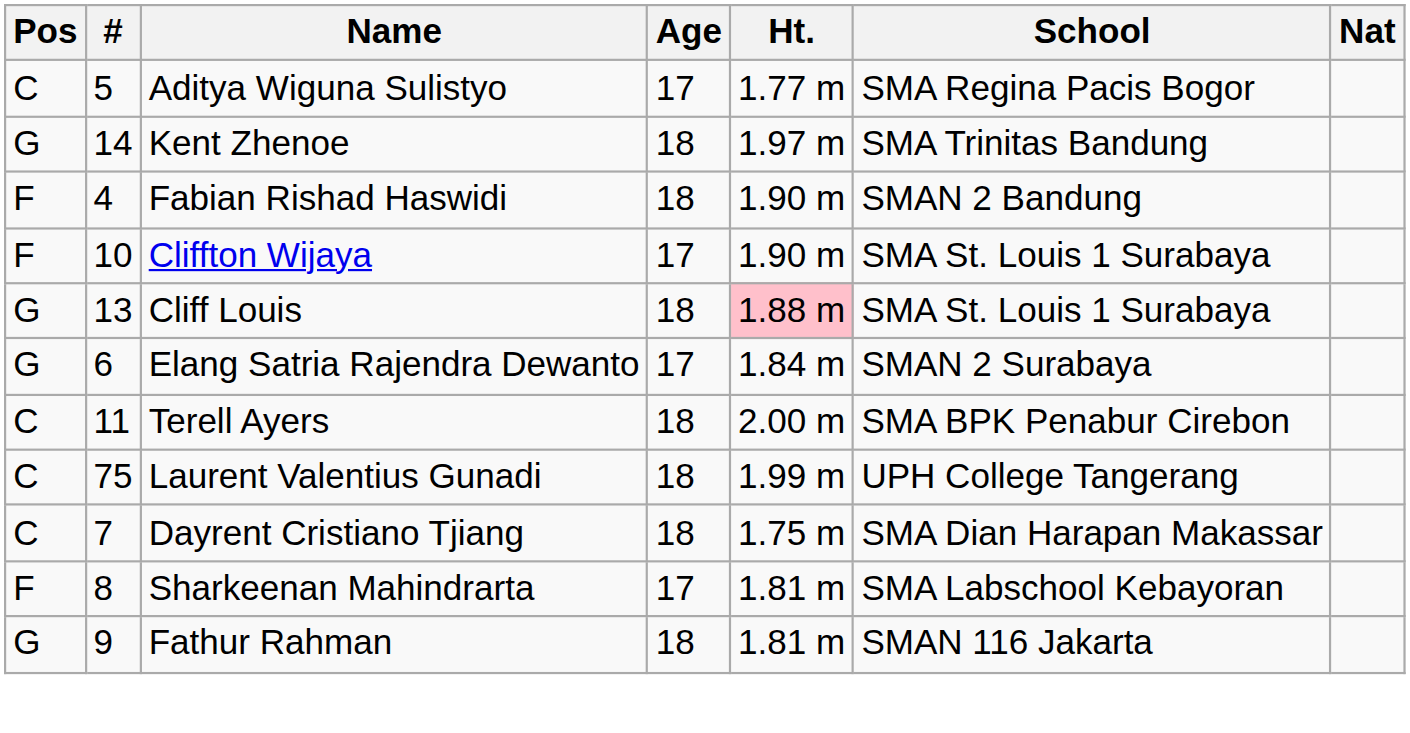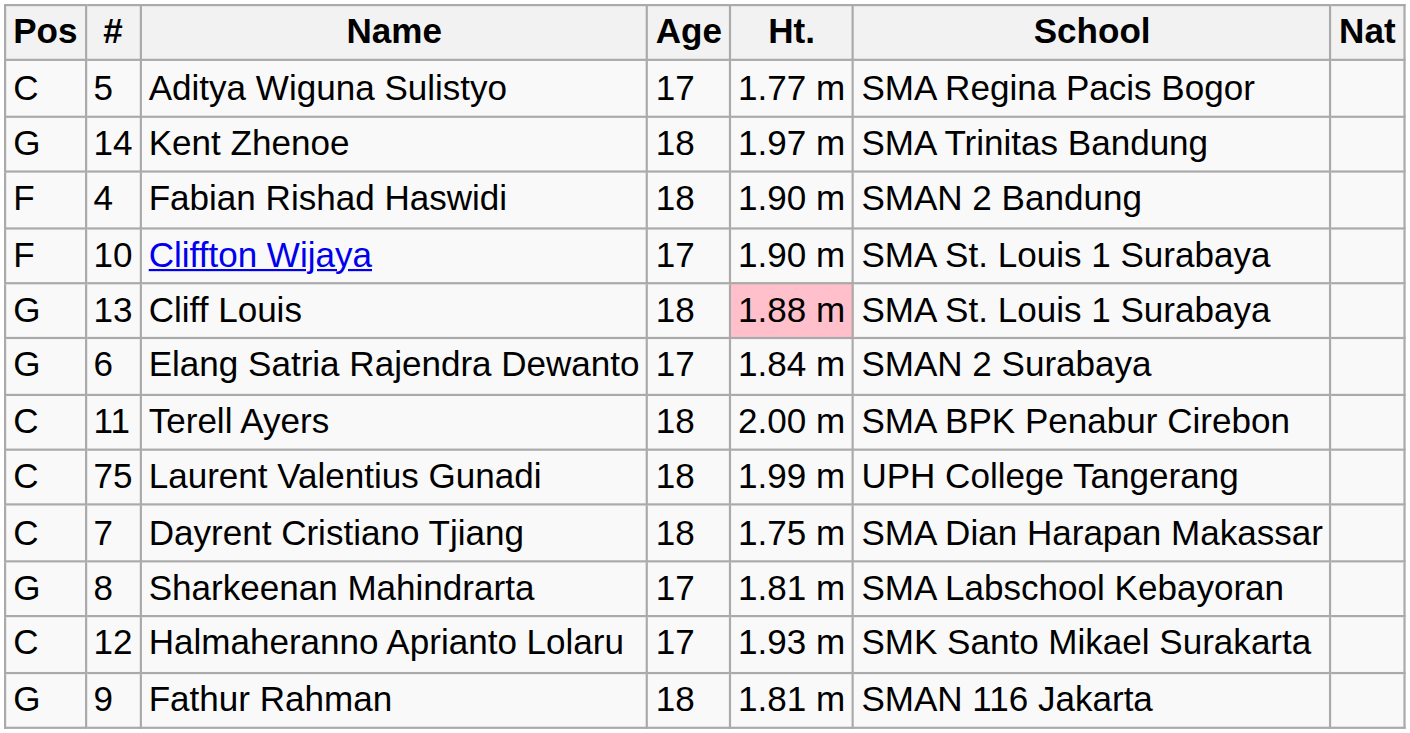(24, 587) F -> (27, 587) G
+ row: (386, 643)
